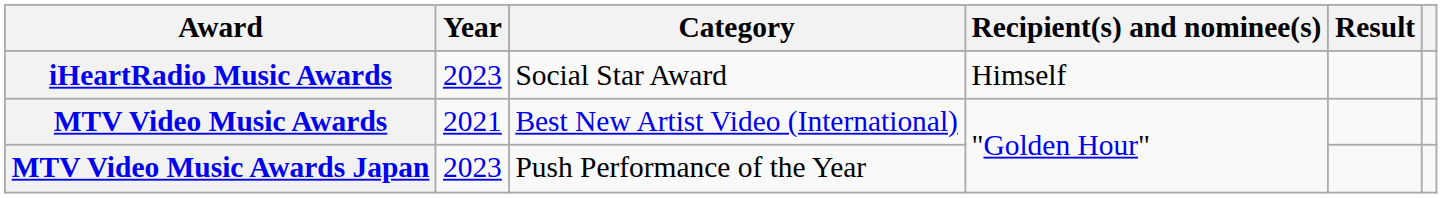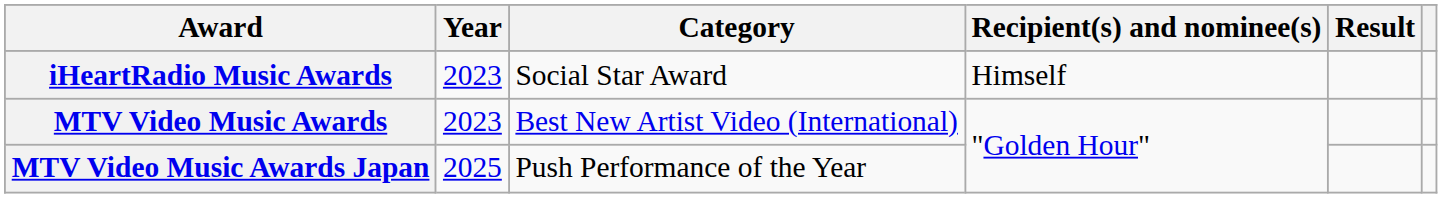(472, 121) 2021 -> (472, 121) 2023
(472, 167) 2023 -> (472, 167) 2025
